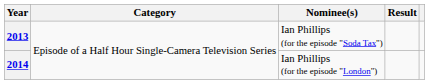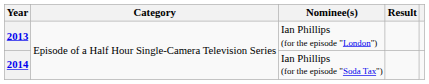(332, 36) Ian Phillips (for the episode "Soda Tax") -> (329, 36) Ian Phillips (for the episode "London")
(329, 65) Ian Phillips (for the episode "London") -> (332, 65) Ian Phillips (for the episode "Soda Tax")
